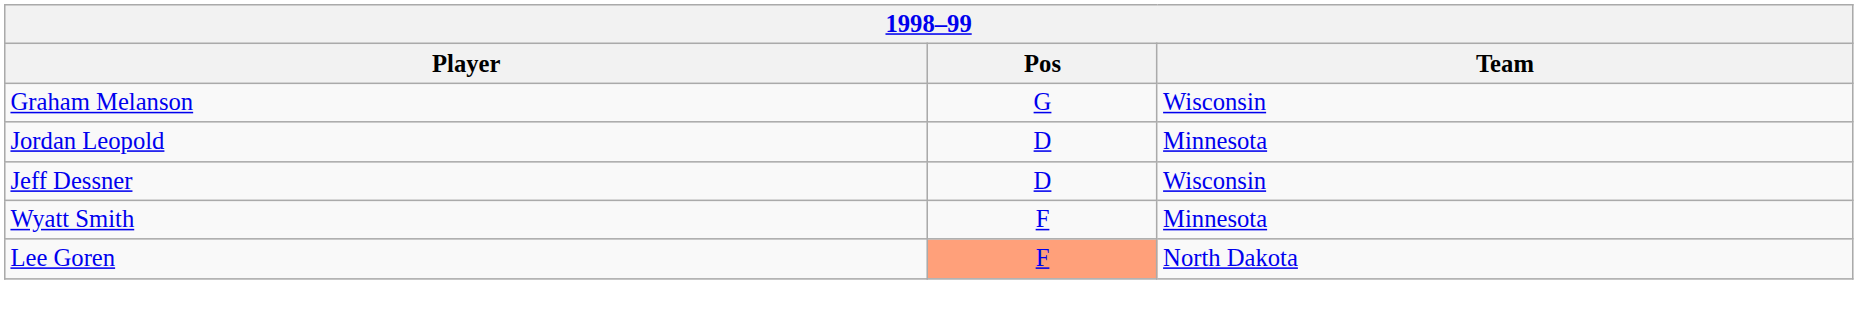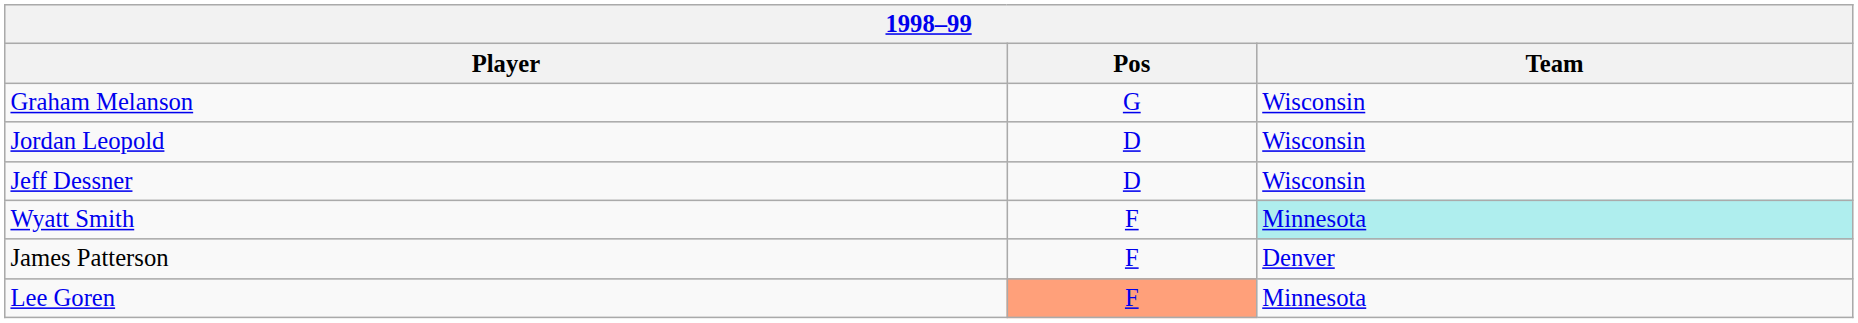(1215, 141) Minnesota -> (1314, 141) Wisconsin
(1215, 219) no background -> (1314, 219) paleturquoise background
+ row: (89, 258)
(1230, 258) North Dakota -> (1314, 297) Minnesota
